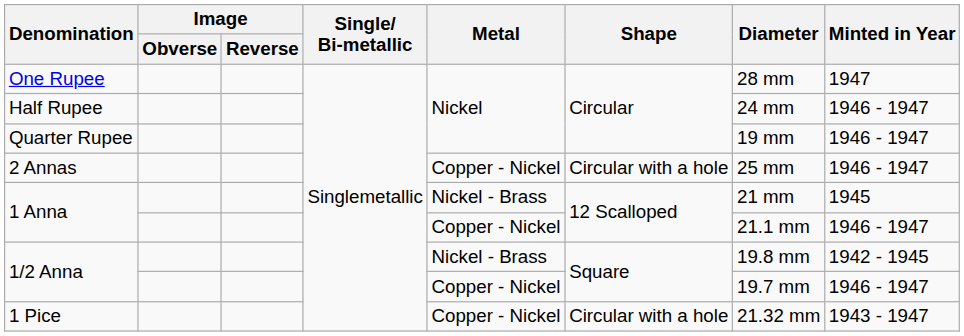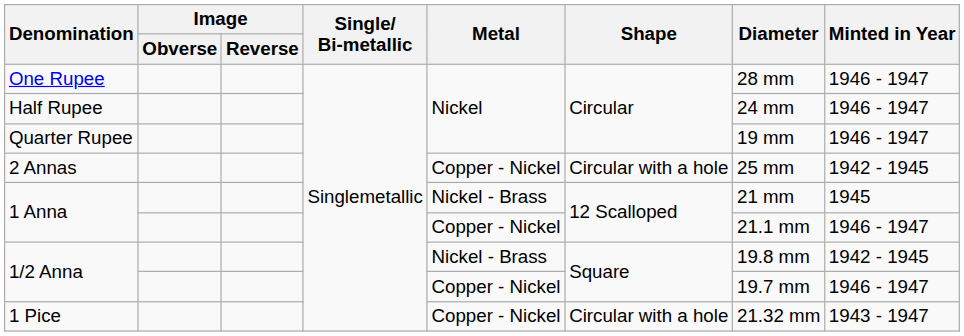(850, 78) 1947 -> (879, 78) 1946 - 1947
(879, 167) 1946 - 1947 -> (879, 167) 1942 - 1945
